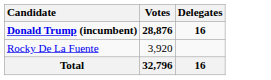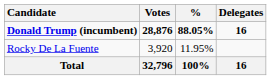+ column: (196, 13)
